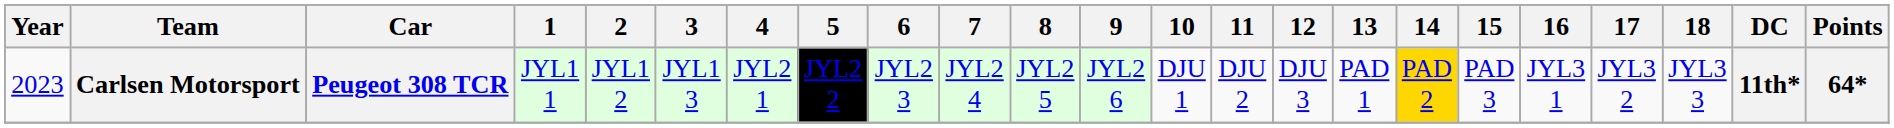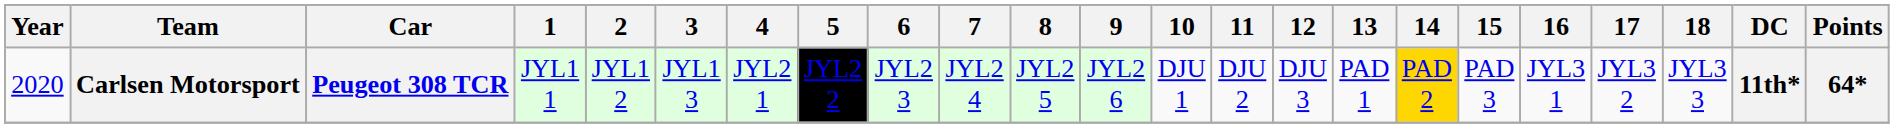(37, 84) 2023 -> (37, 84) 2020
